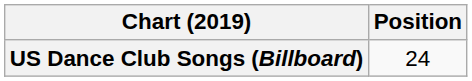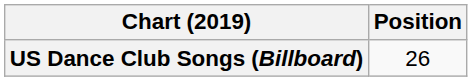(418, 57) 24 -> (418, 57) 26
